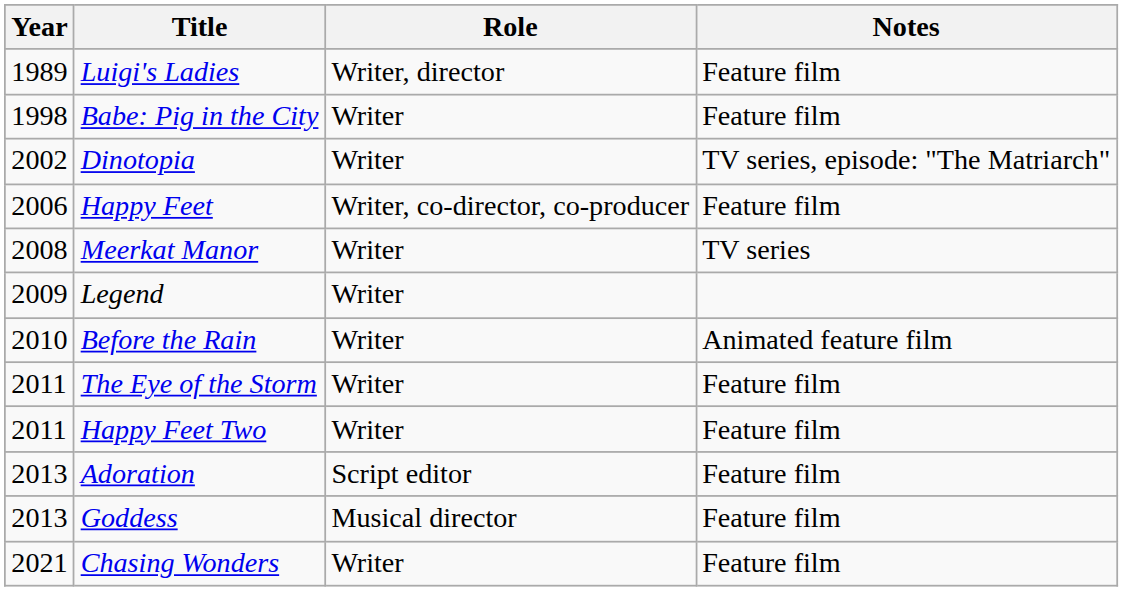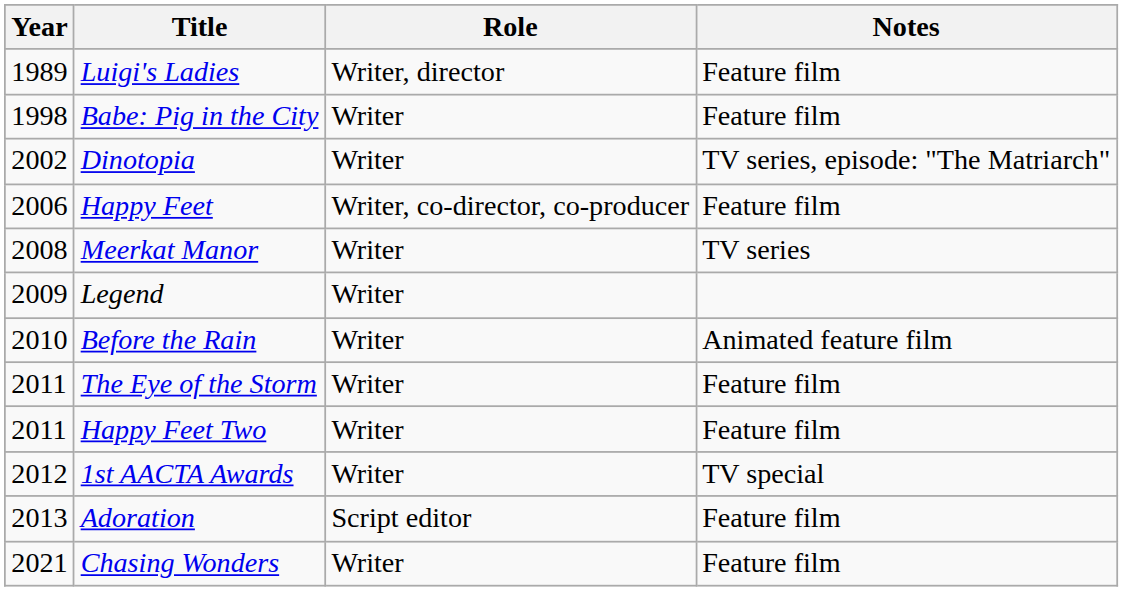+ row: (187, 473)
- row: (129, 518)
